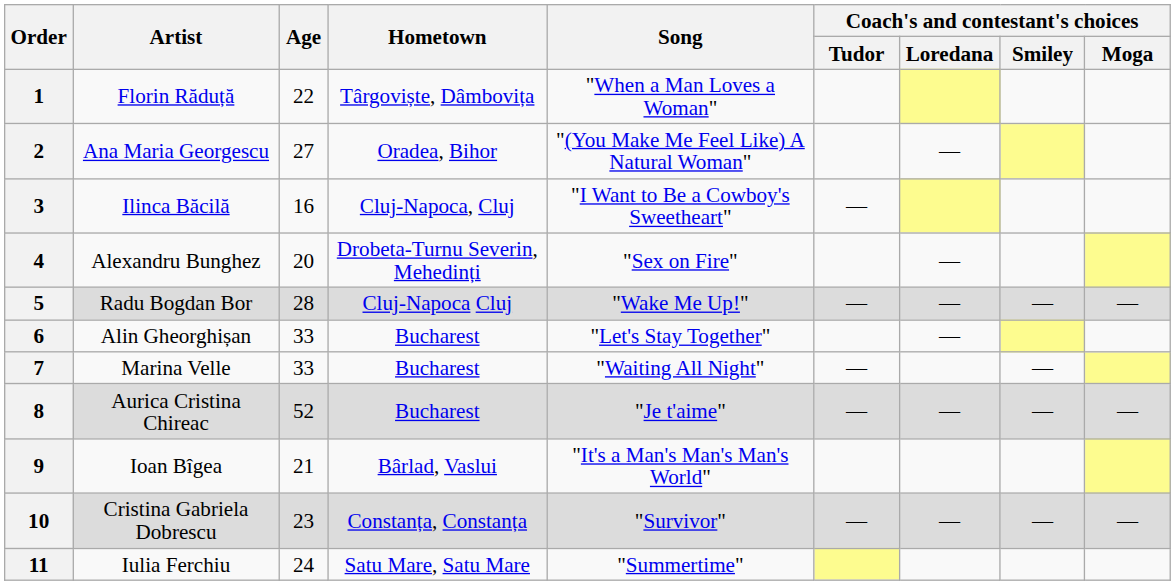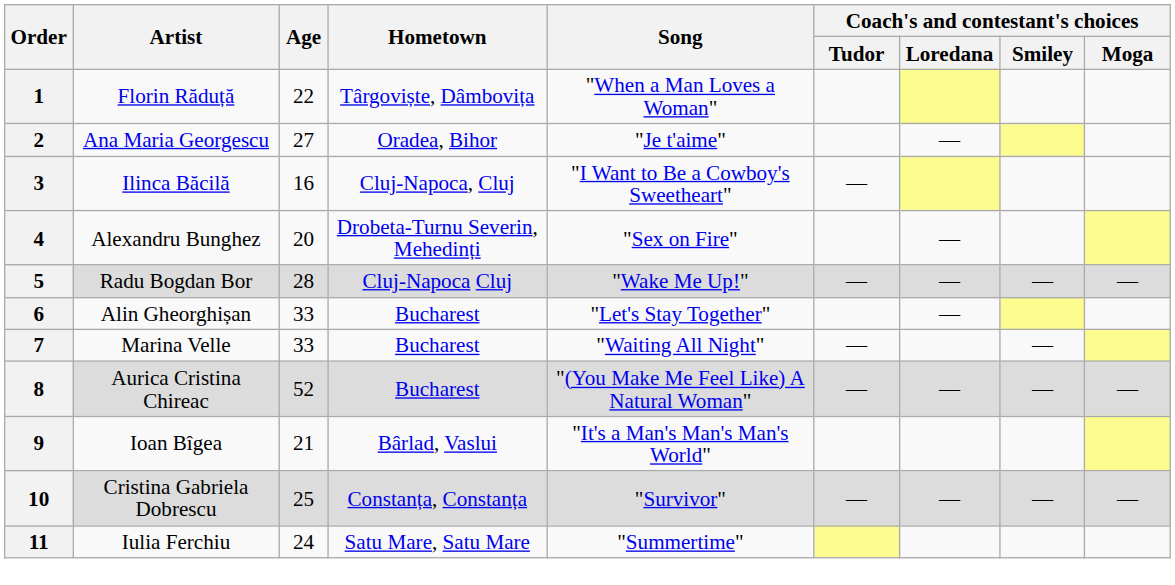(680, 151) "(You Make Me Feel Like) A Natural Woman" -> (680, 140) "Je t'aime"
(680, 411) "Je t'aime" -> (680, 389) "(You Make Me Feel Like) A Natural Woman"
(304, 521) 23 -> (304, 498) 25
